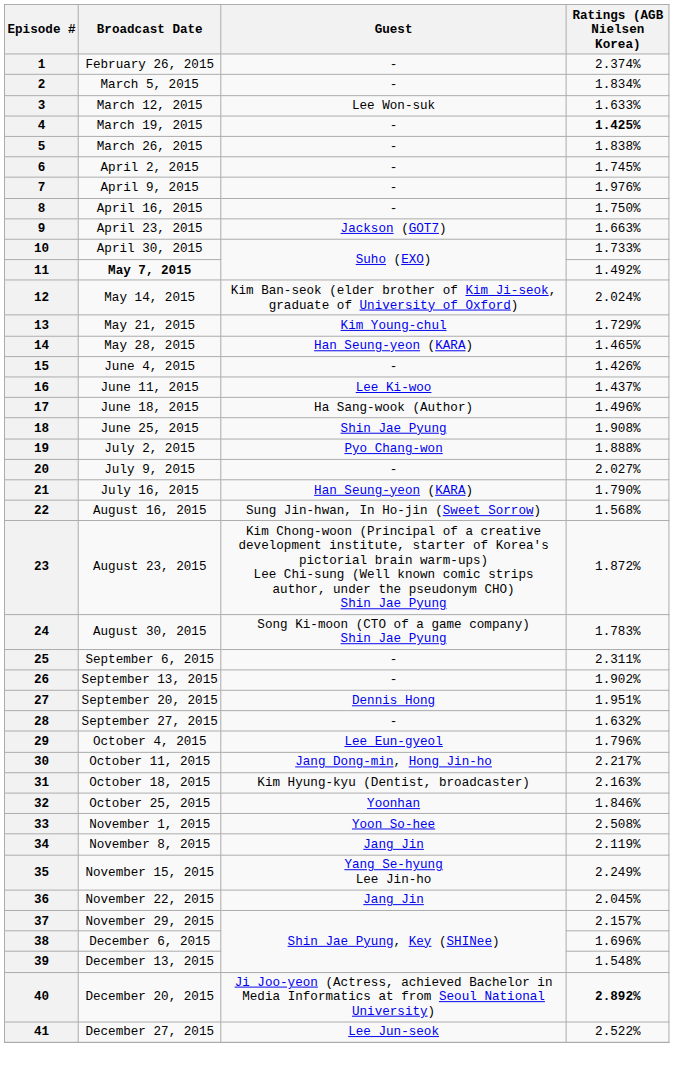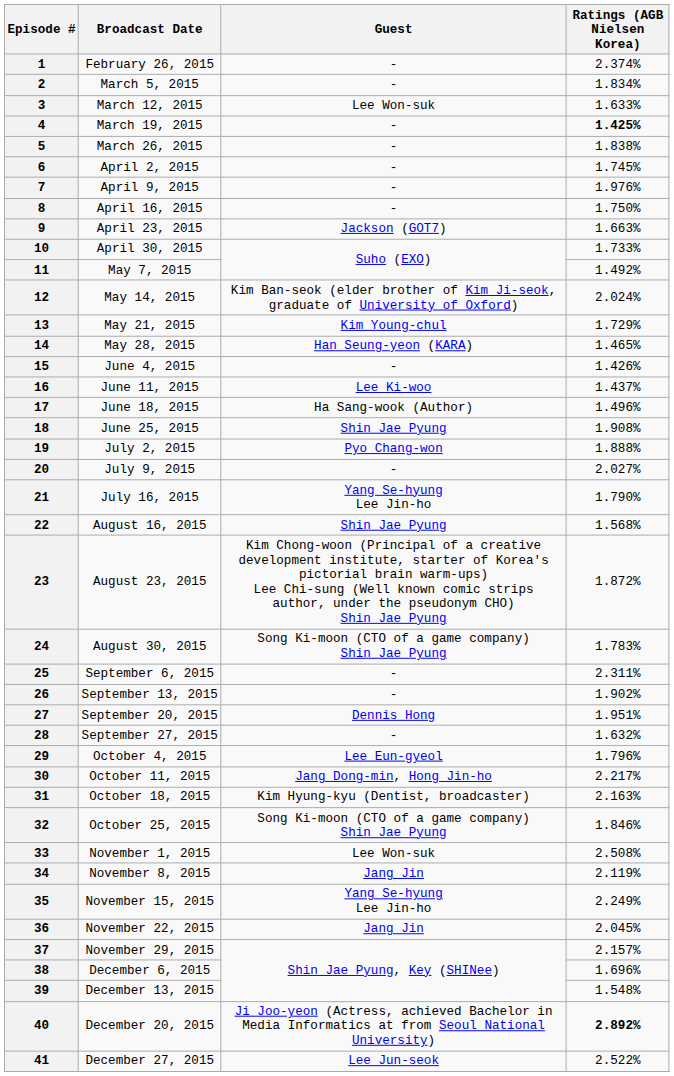(150, 270) bold -> (150, 270) normal
(394, 490) Han Seung-yeon (KARA) -> (394, 497) Yang Se-hyung Lee Jin-ho
(394, 511) Sung Jin-hwan, In Ho-jin (Sweet Sorrow) -> (394, 525) Shin Jae Pyung
(394, 803) Yoonhan -> (394, 825) Song Ki-moon (CTO of a game company) Shin Jae Pyung
(394, 824) Yoon So-hee -> (394, 853) Lee Won-suk
